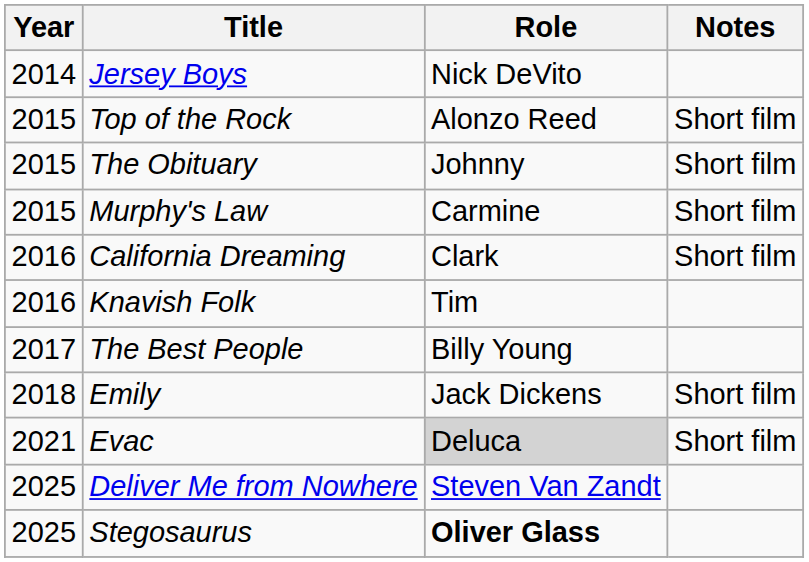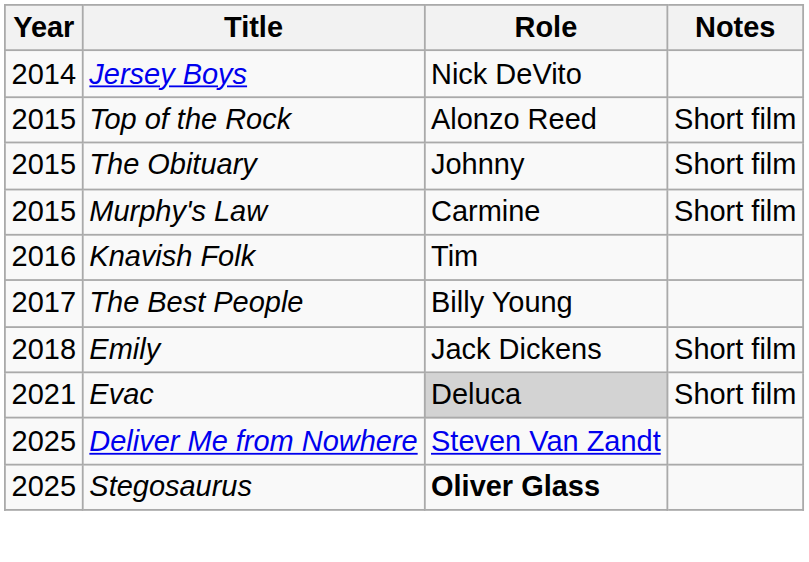- row: (217, 257)
